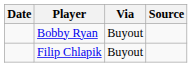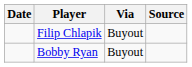rows swapped: (67, 33) <-> (69, 52)
